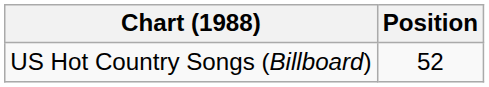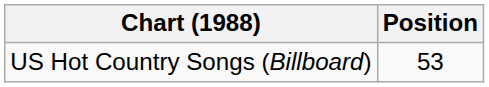(430, 61) 52 -> (430, 61) 53
